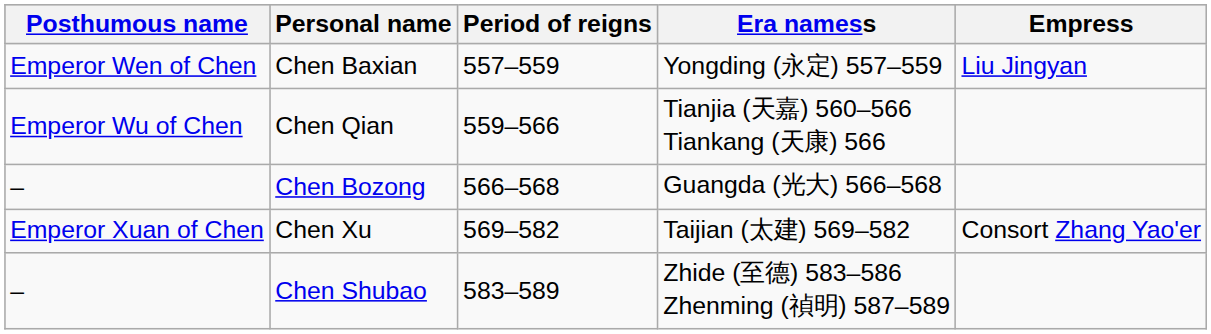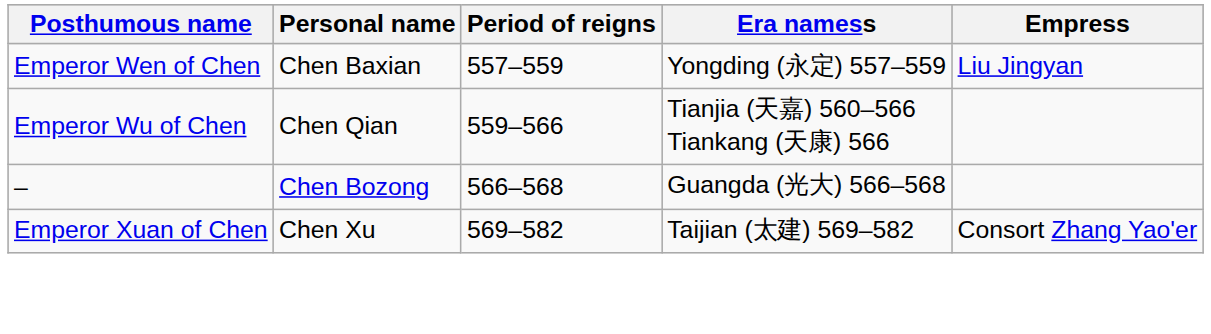- row: (351, 290)
